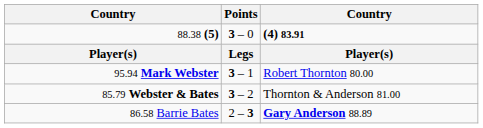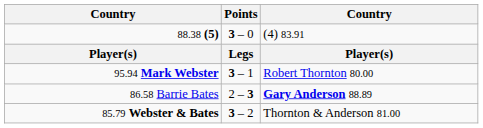(284, 34) bold -> (284, 34) normal
rows swapped: (174, 113) <-> (160, 93)
